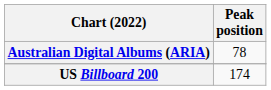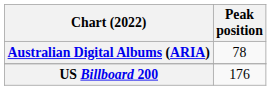(239, 74) 174 -> (239, 74) 176
